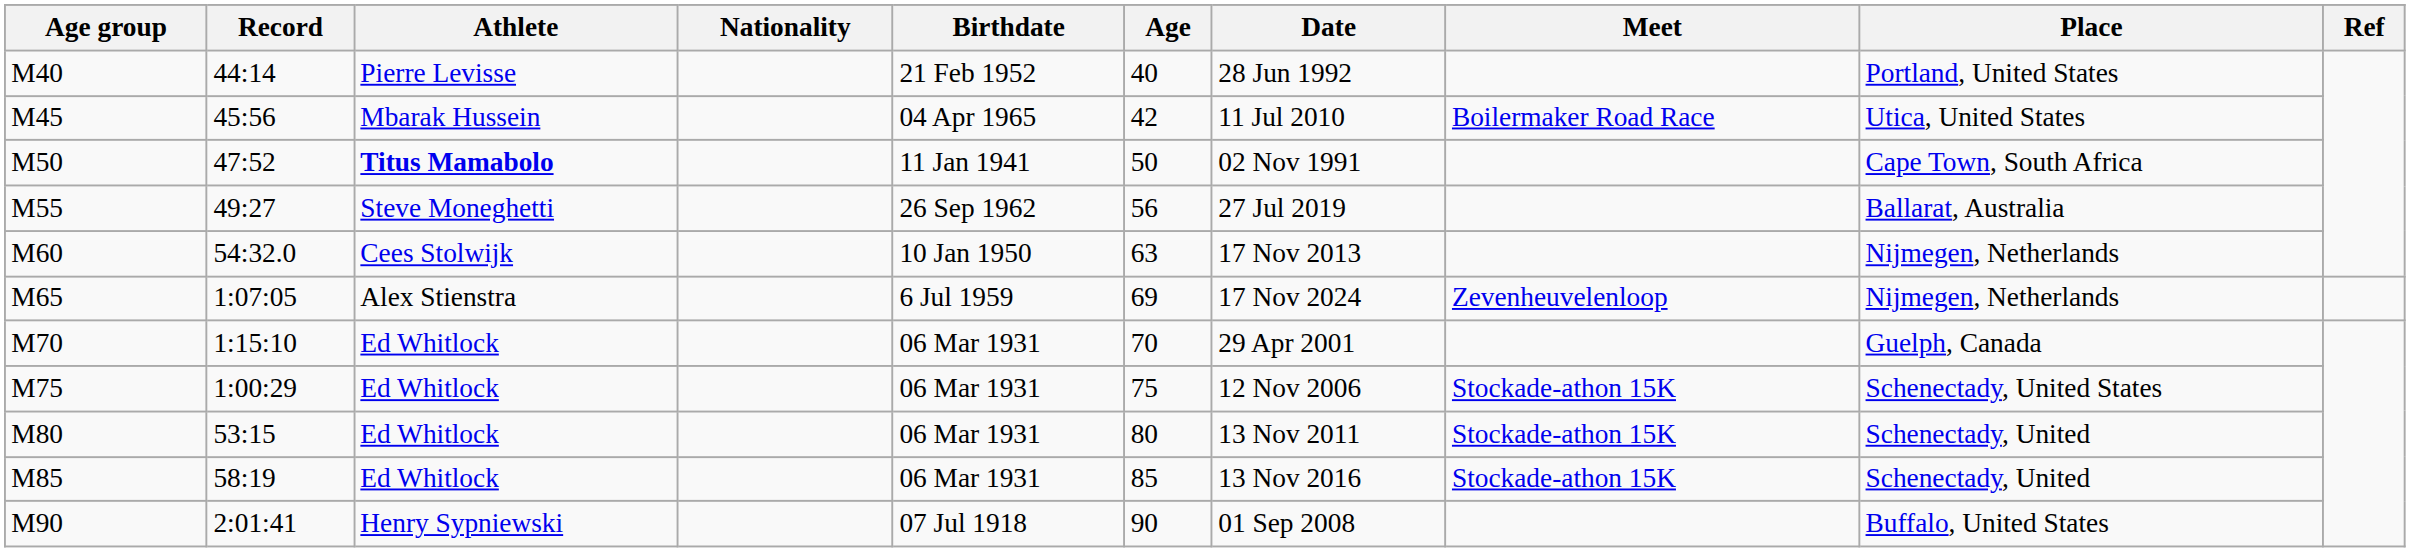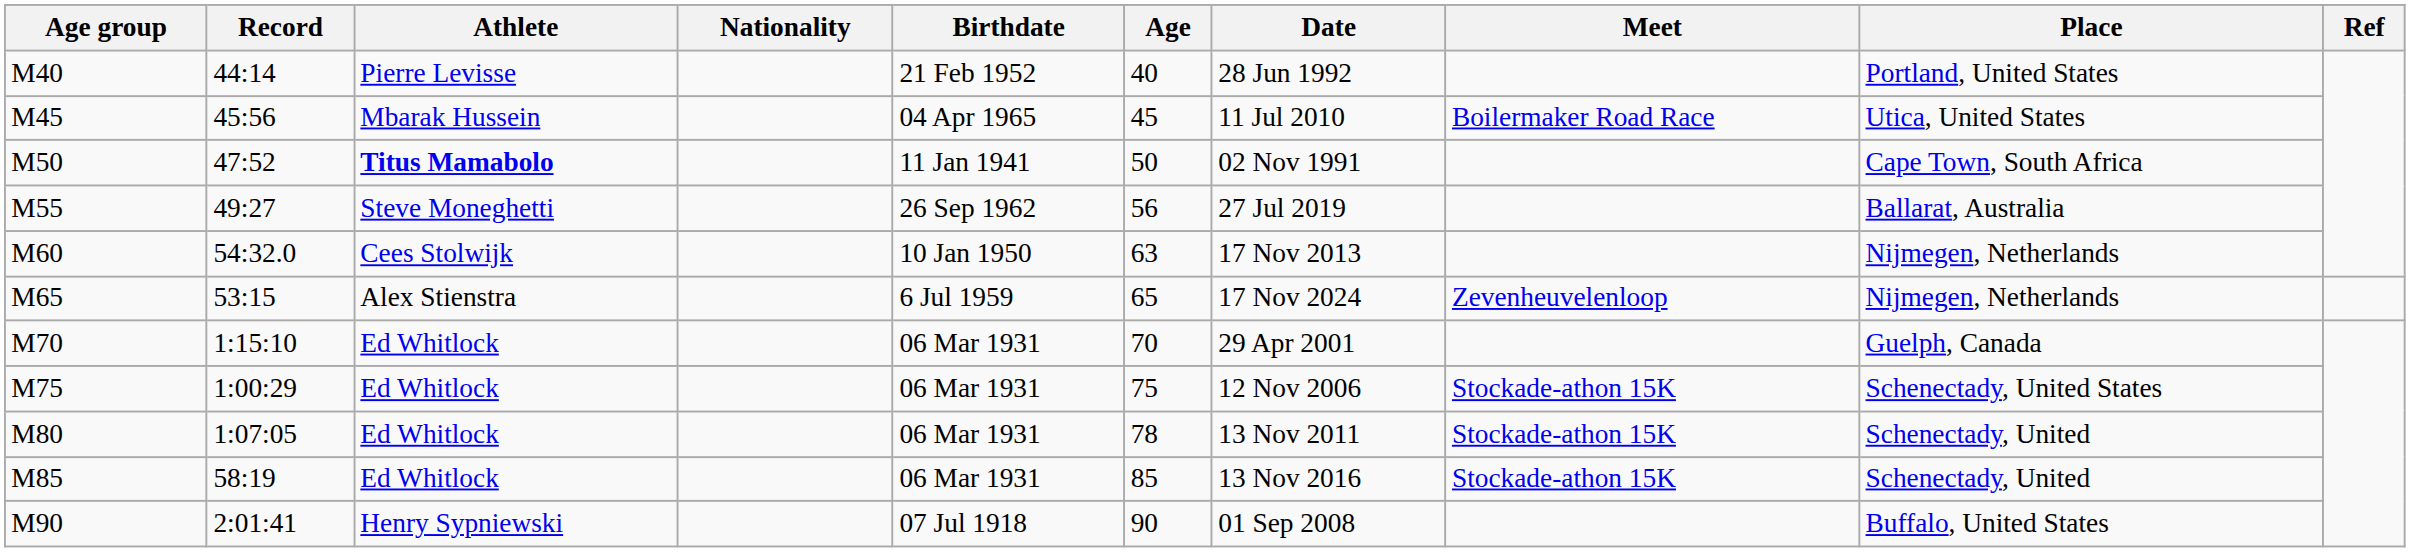(1144, 117) 42 -> (1144, 117) 45
(255, 298) 1:07:05 -> (245, 298) 53:15
(1144, 298) 69 -> (1144, 298) 65
(245, 433) 53:15 -> (255, 433) 1:07:05
(1144, 433) 80 -> (1144, 433) 78
